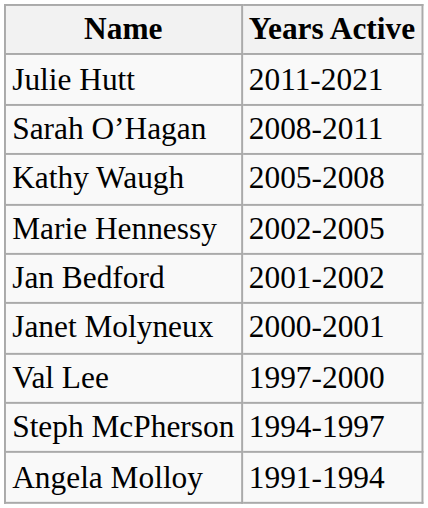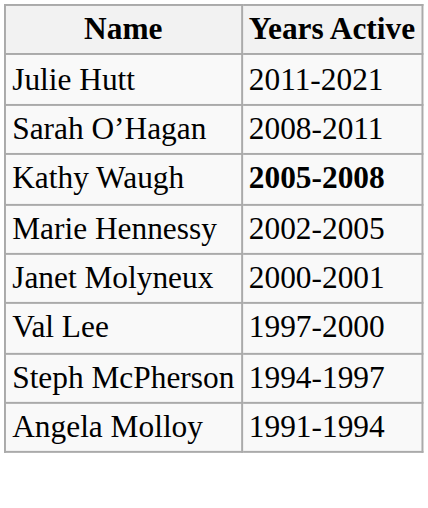(317, 178) normal -> (317, 178) bold
- row: (88, 278)
